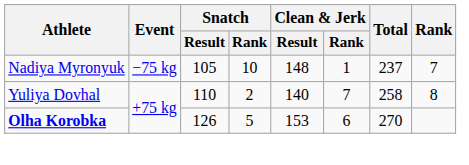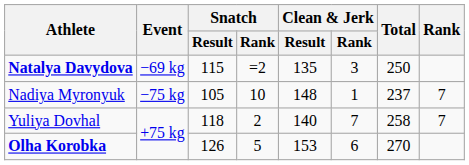+ row: (70, 68)
(204, 94) 110 -> (212, 121) 118
(434, 94) 8 -> (442, 121) 7
